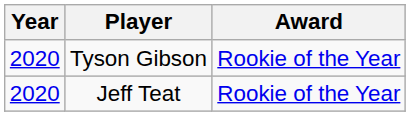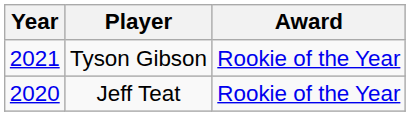(35, 57) 2020 -> (35, 57) 2021
